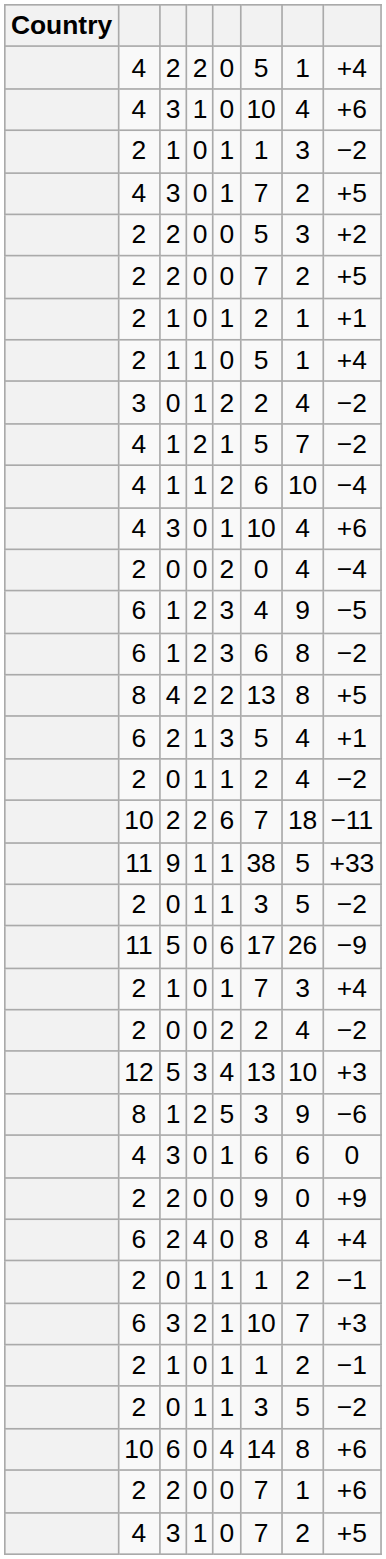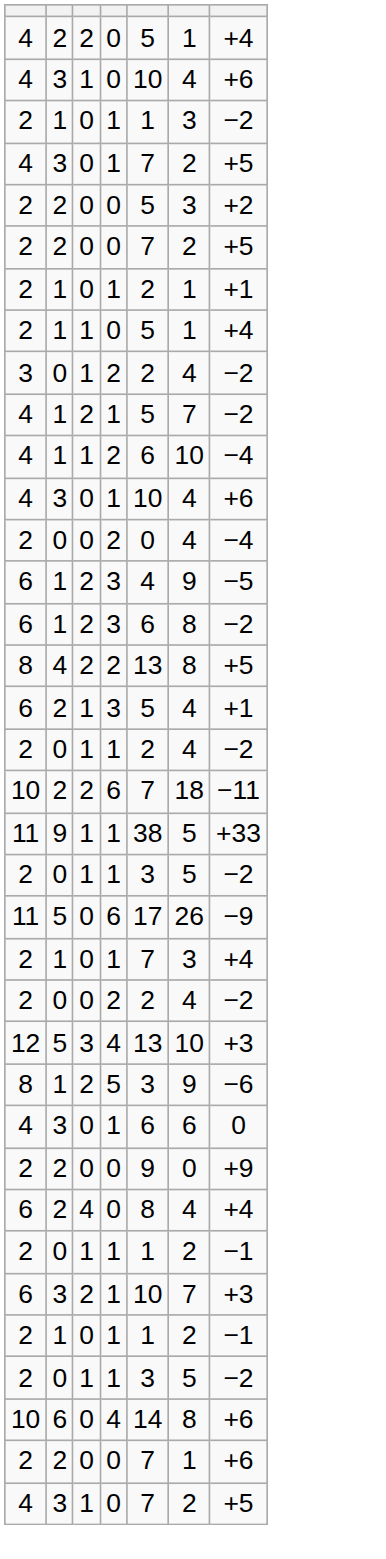- column: (62, 25)
